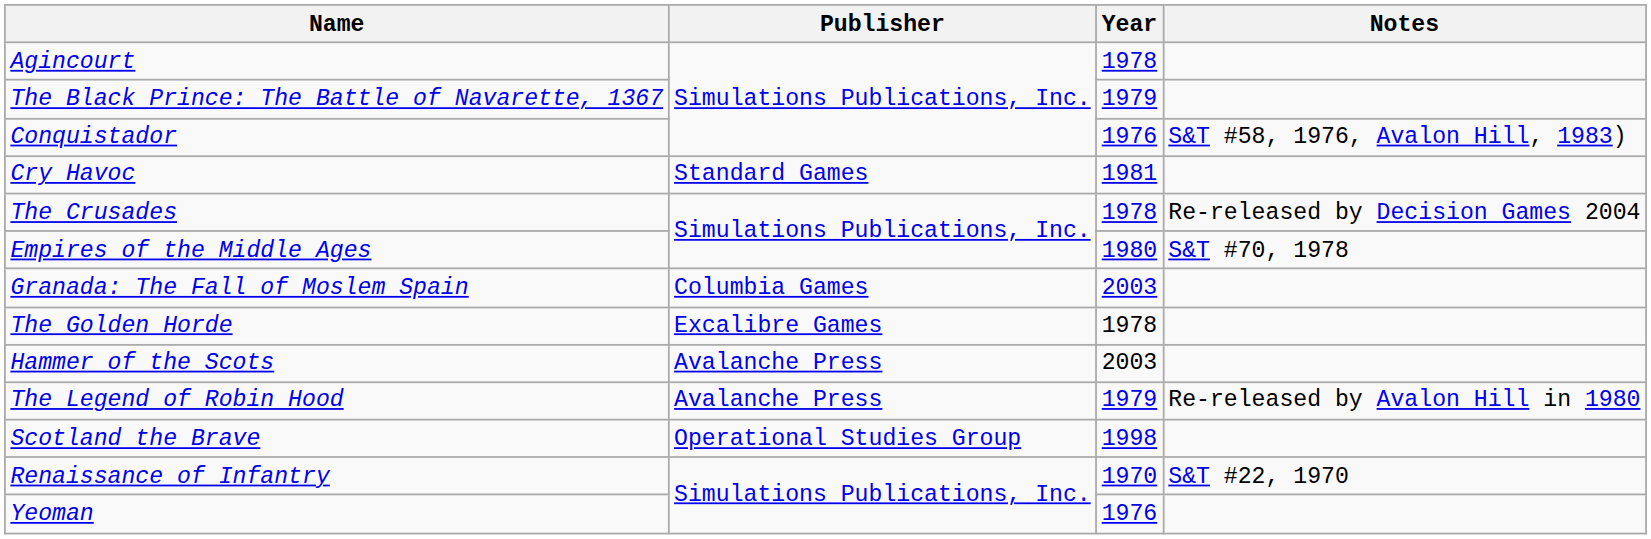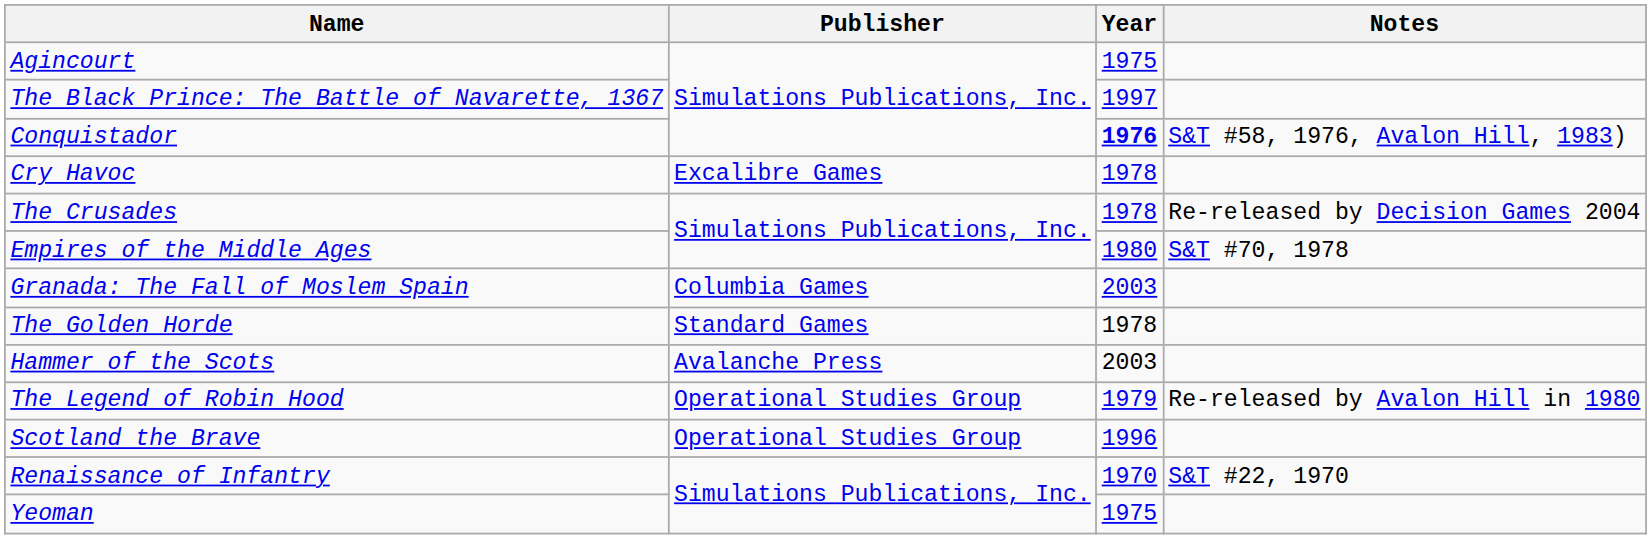(1129, 61) 1978 -> (1129, 61) 1975
(1129, 99) 1979 -> (1129, 99) 1997
(1129, 137) normal -> (1129, 137) bold
(771, 175) Standard Games -> (778, 175) Excalibre Games
(1129, 175) 1981 -> (1129, 175) 1978
(778, 325) Excalibre Games -> (771, 325) Standard Games
(778, 401) Avalanche Press -> (848, 401) Operational Studies Group
(1129, 439) 1998 -> (1129, 439) 1996
(1129, 514) 1976 -> (1129, 514) 1975
